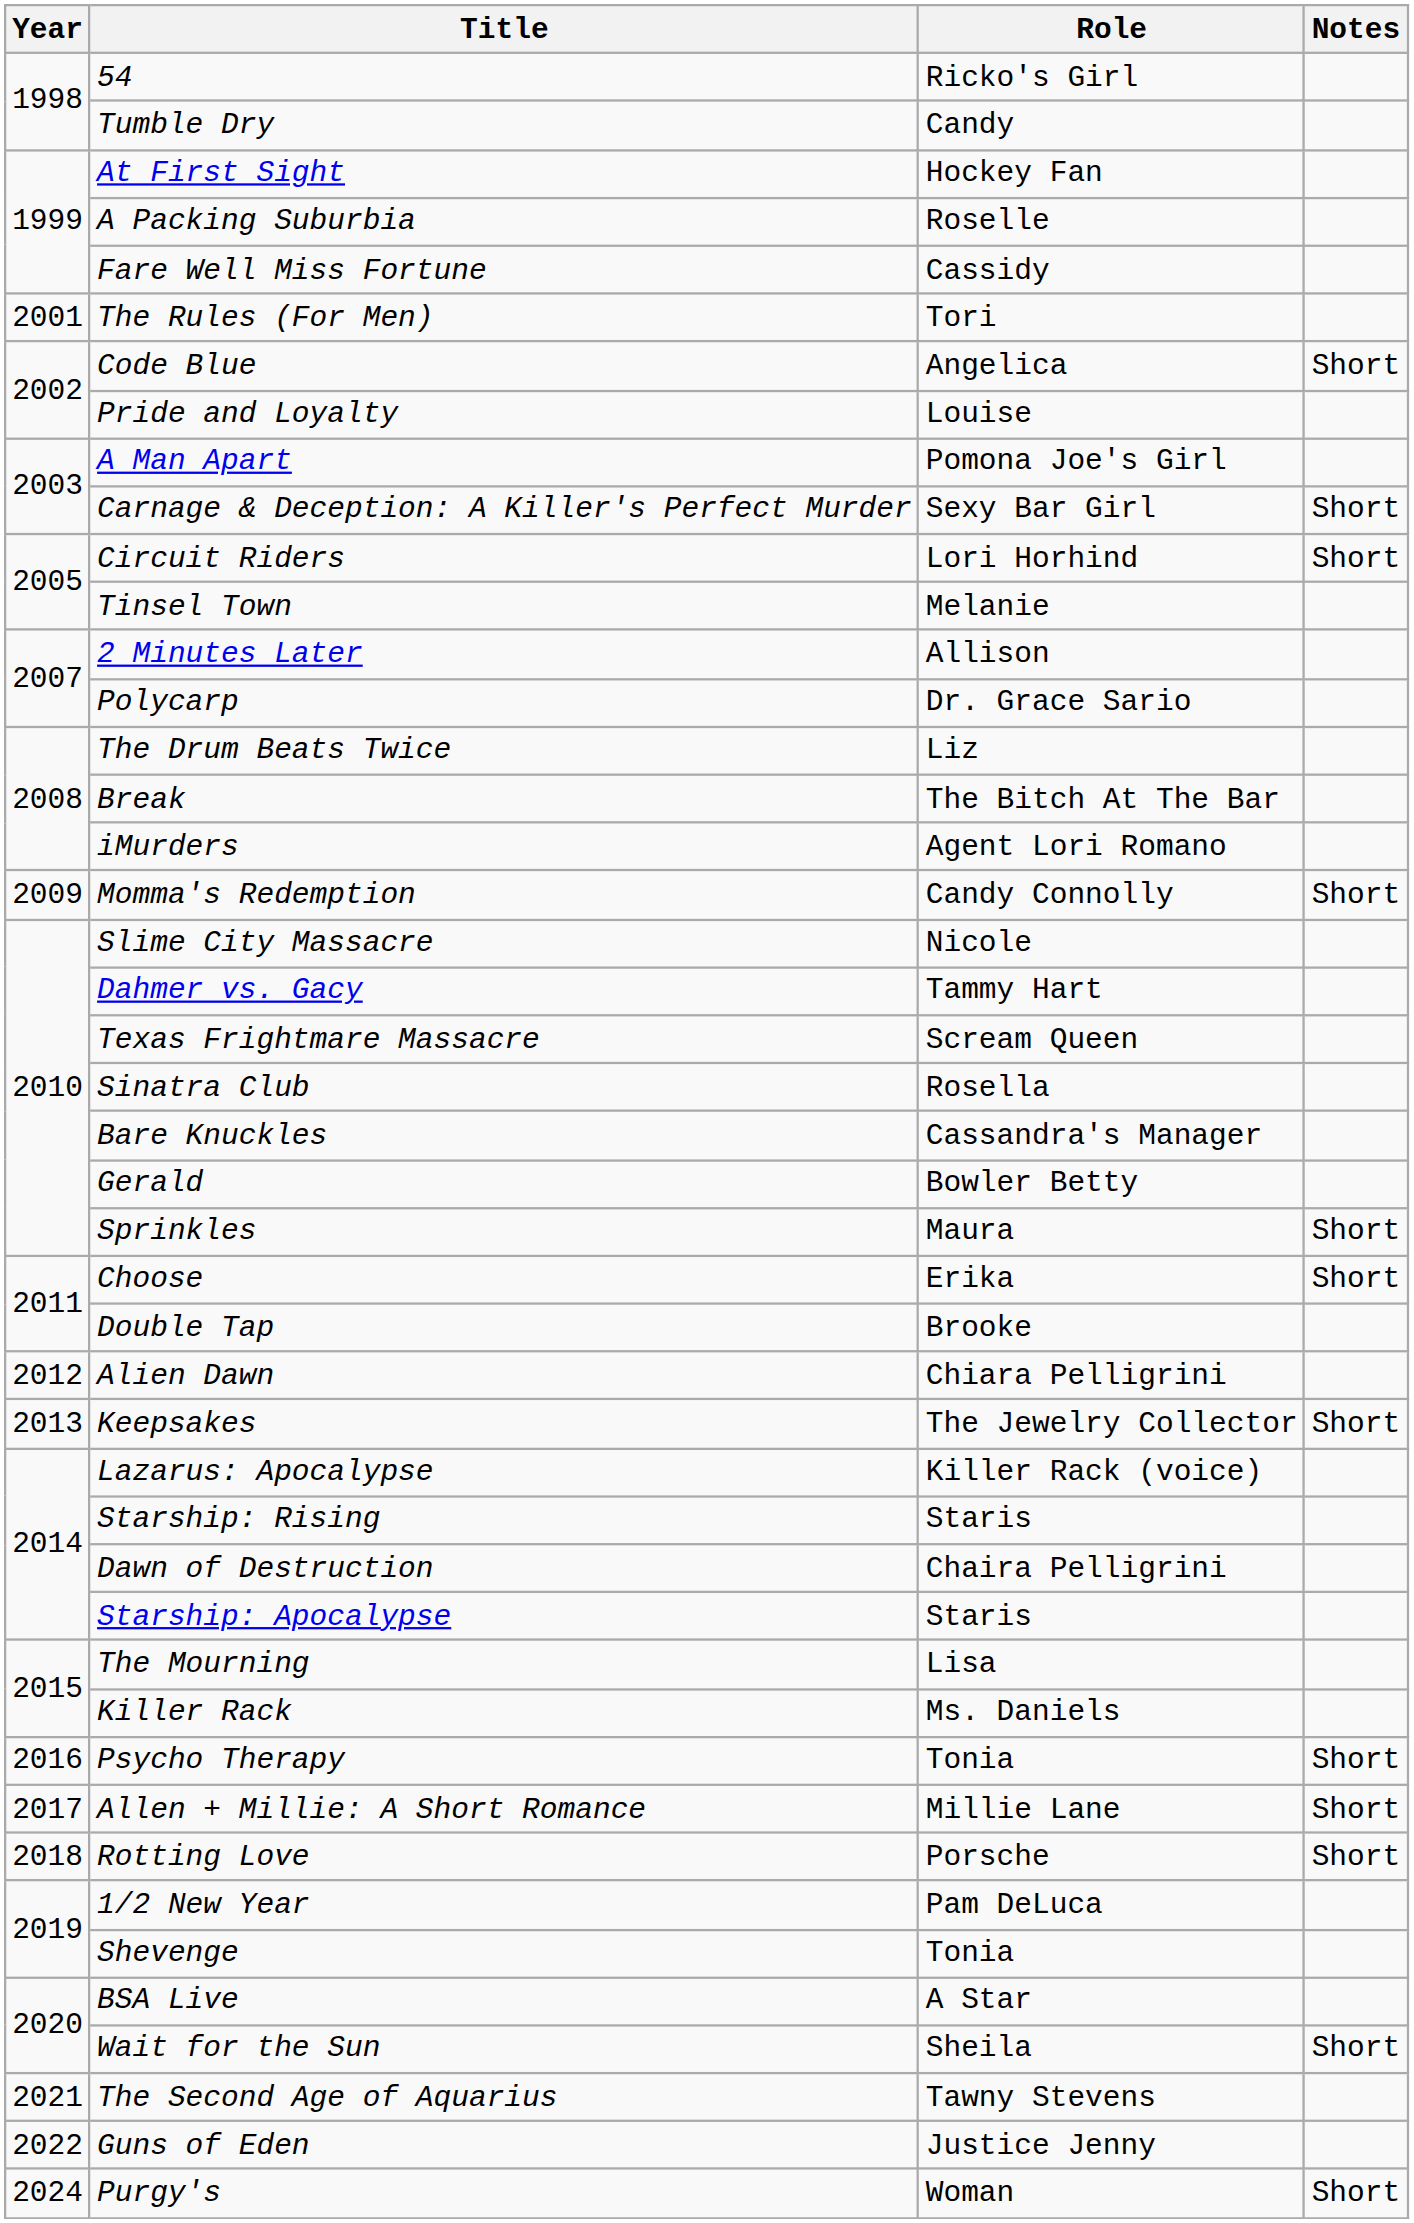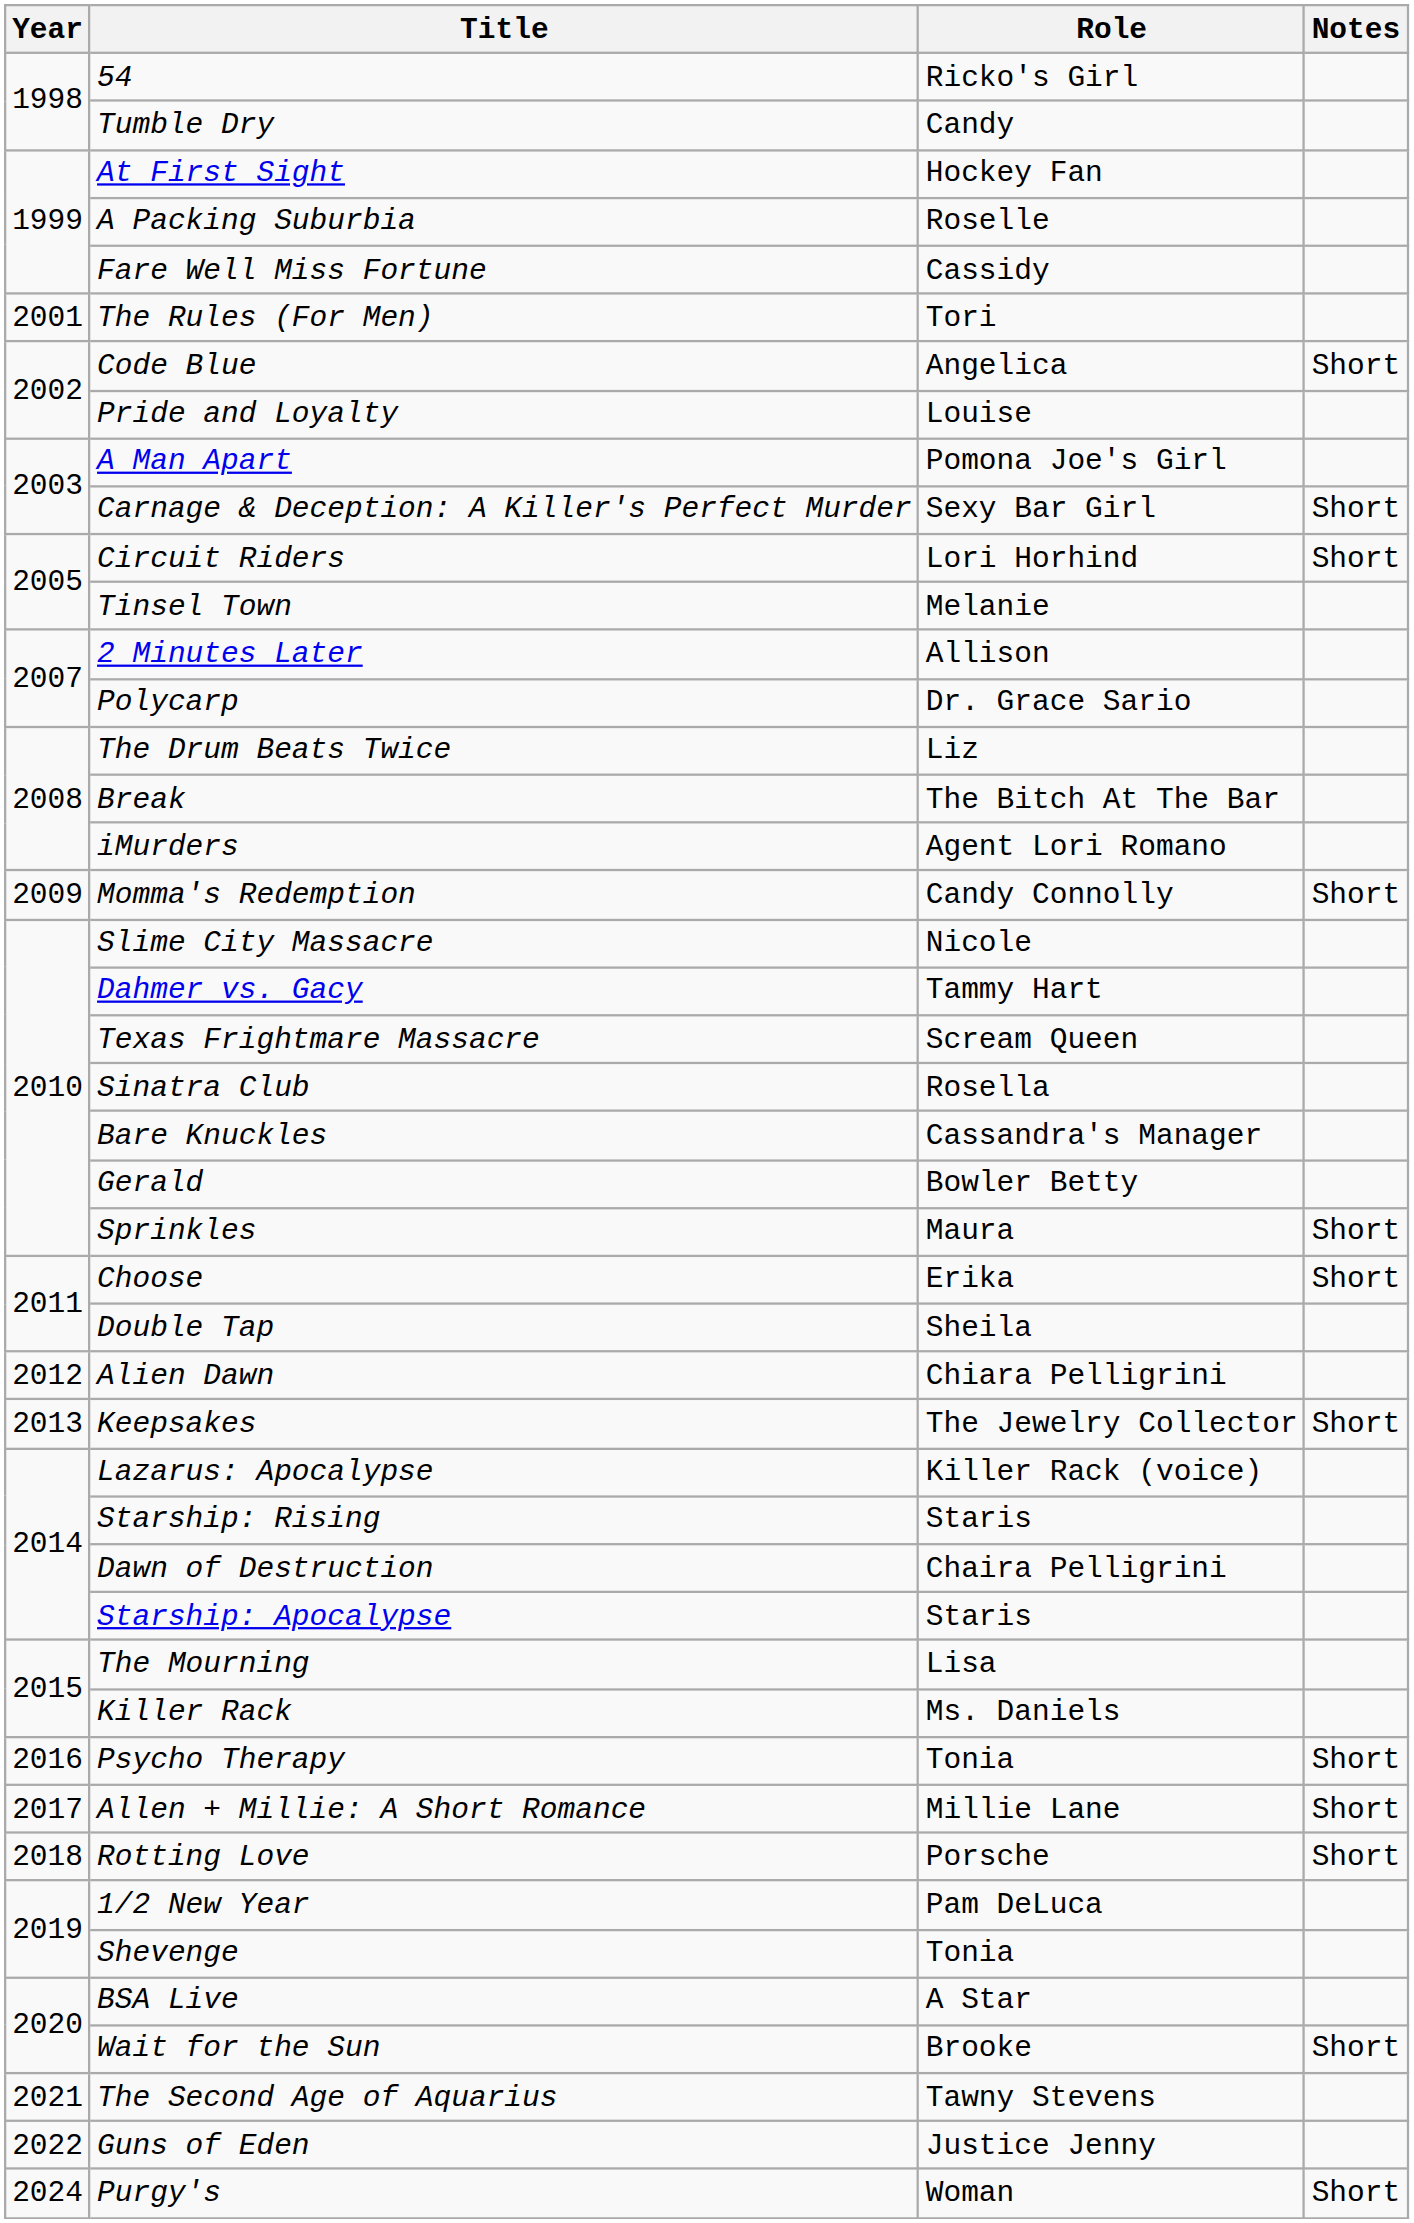(979, 1328) Brooke -> (979, 1328) Sheila
(979, 2049) Sheila -> (979, 2049) Brooke
